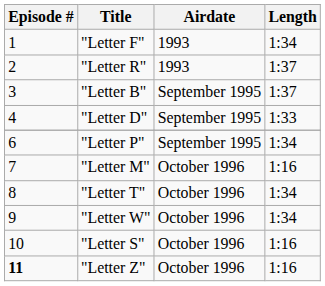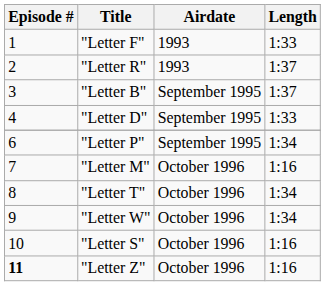(282, 42) 1:34 -> (282, 42) 1:33
